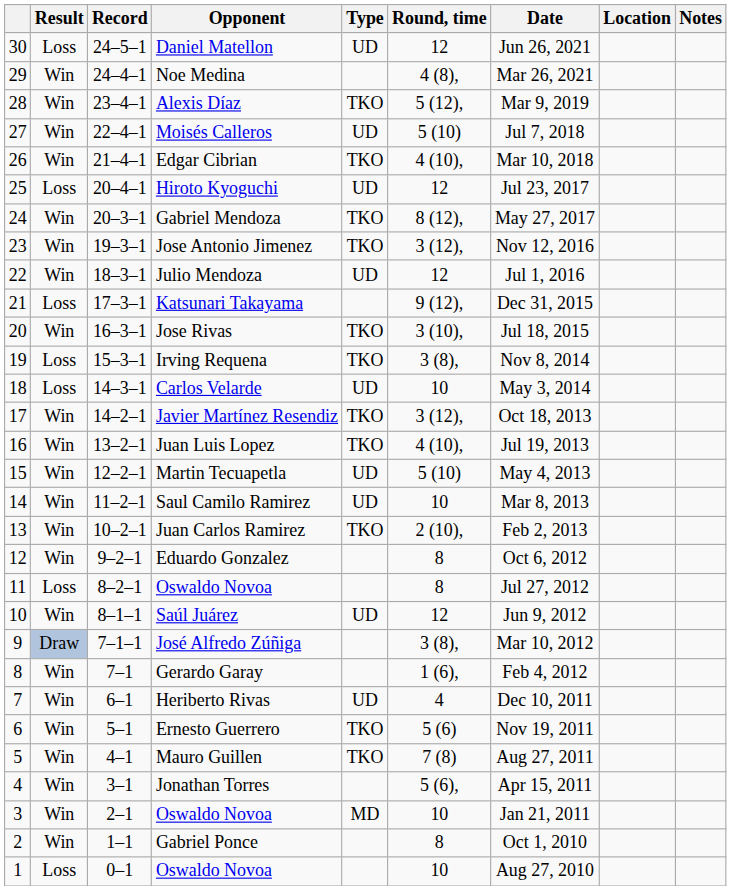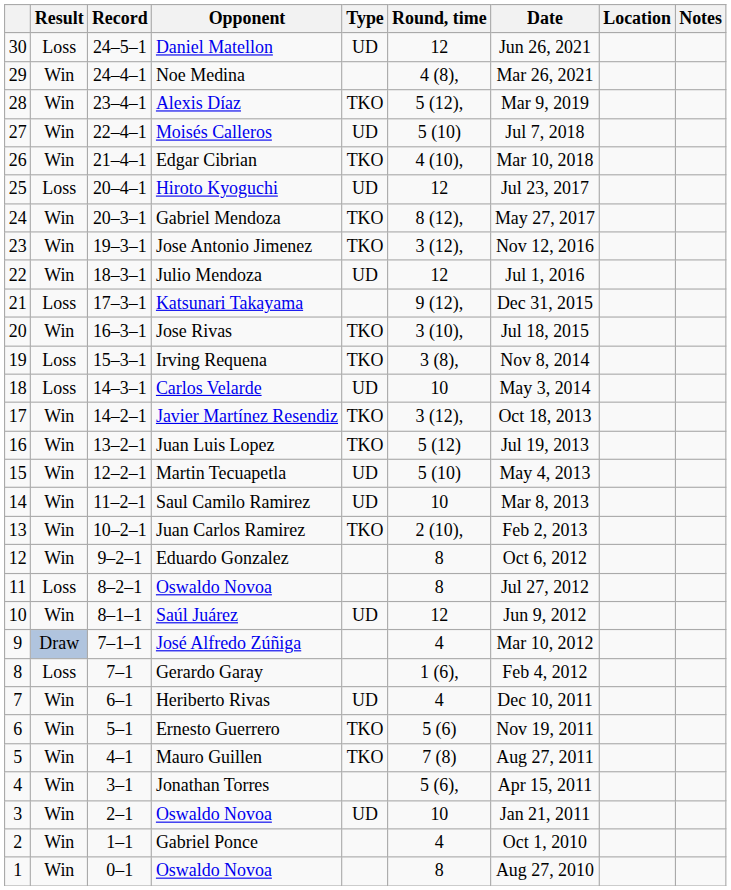(439, 445) 4 (10), -> (439, 445) 5 (12)
(439, 643) 3 (8), -> (439, 643) 4
(59, 672) Win -> (59, 672) Loss
(365, 814) MD -> (365, 814) UD
(439, 842) 8 -> (439, 842) 4
(59, 871) Loss -> (59, 871) Win
(439, 871) 10 -> (439, 871) 8
